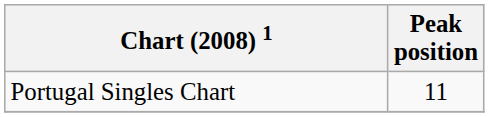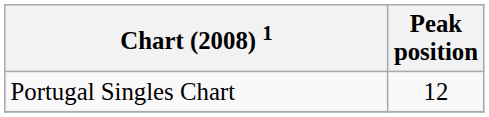(436, 91) 11 -> (436, 91) 12
